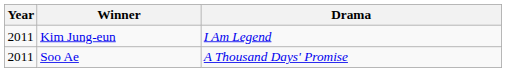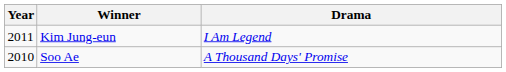(21, 57) 2011 -> (21, 57) 2010
